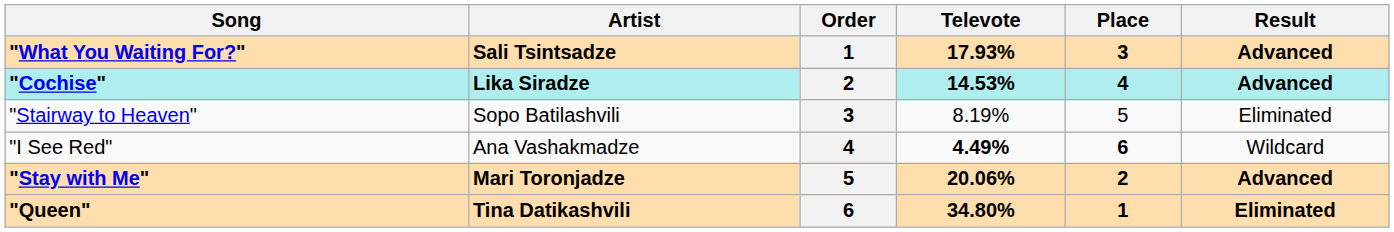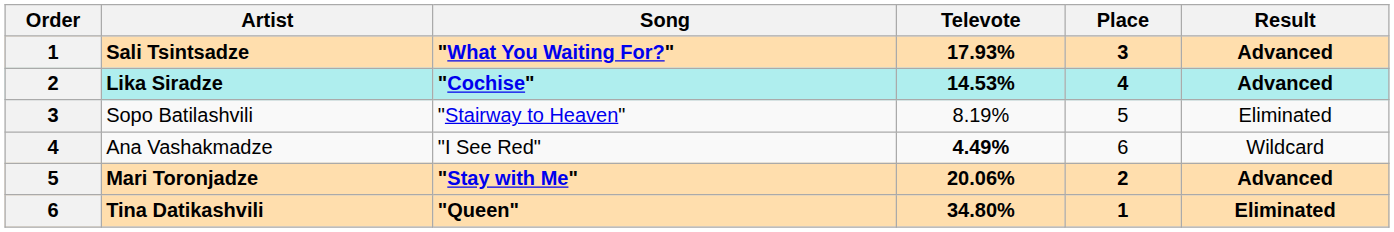columns swapped: (849, 20) <-> (237, 20)
(1123, 147) bold -> (1123, 147) normal
